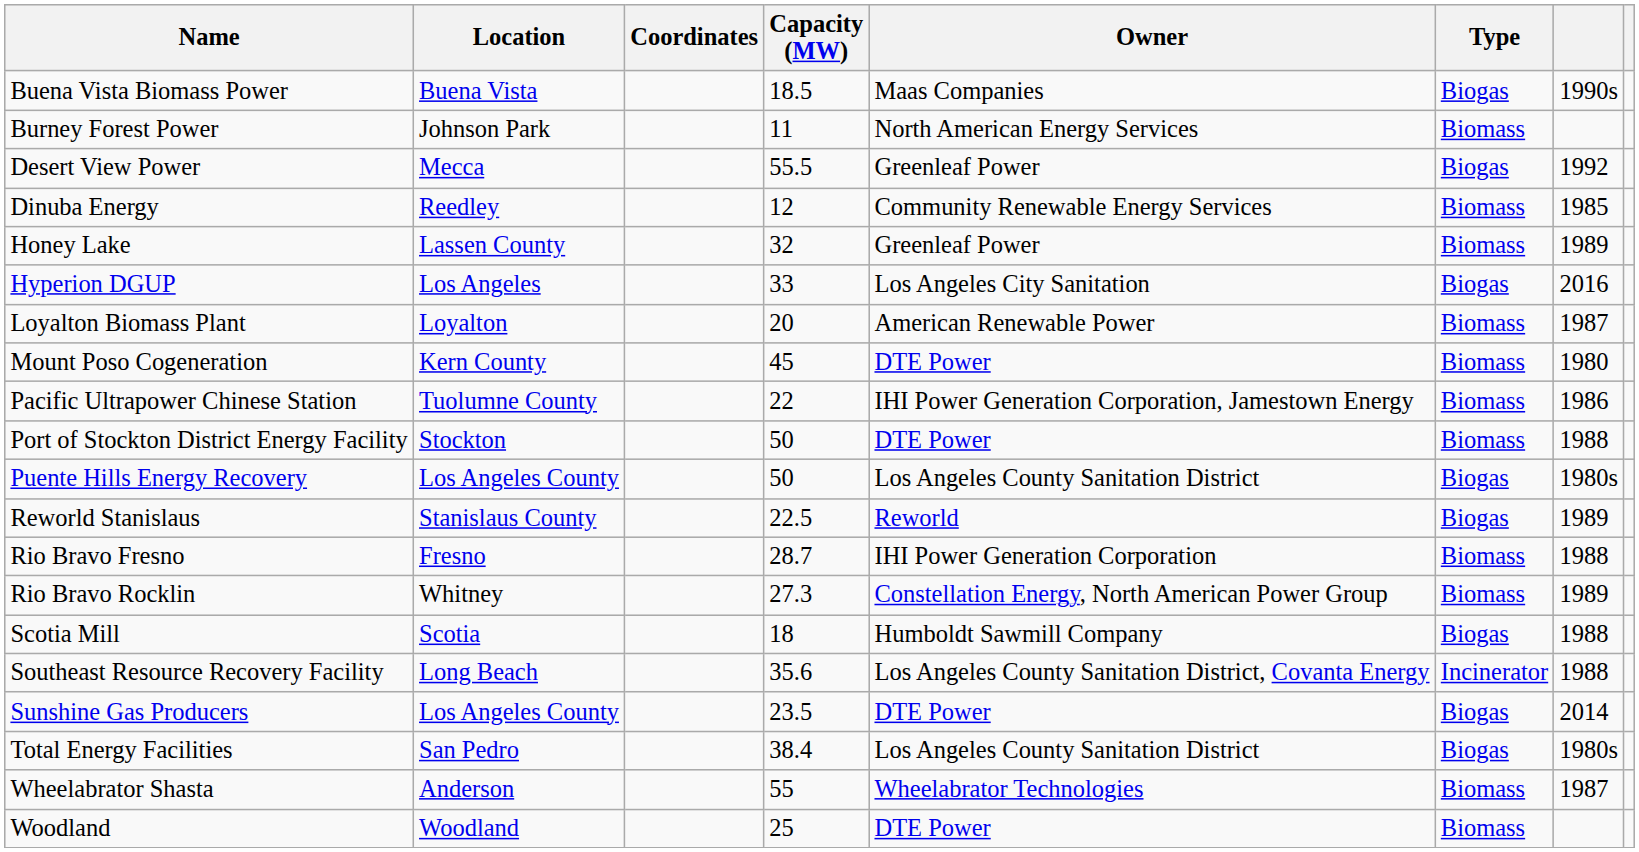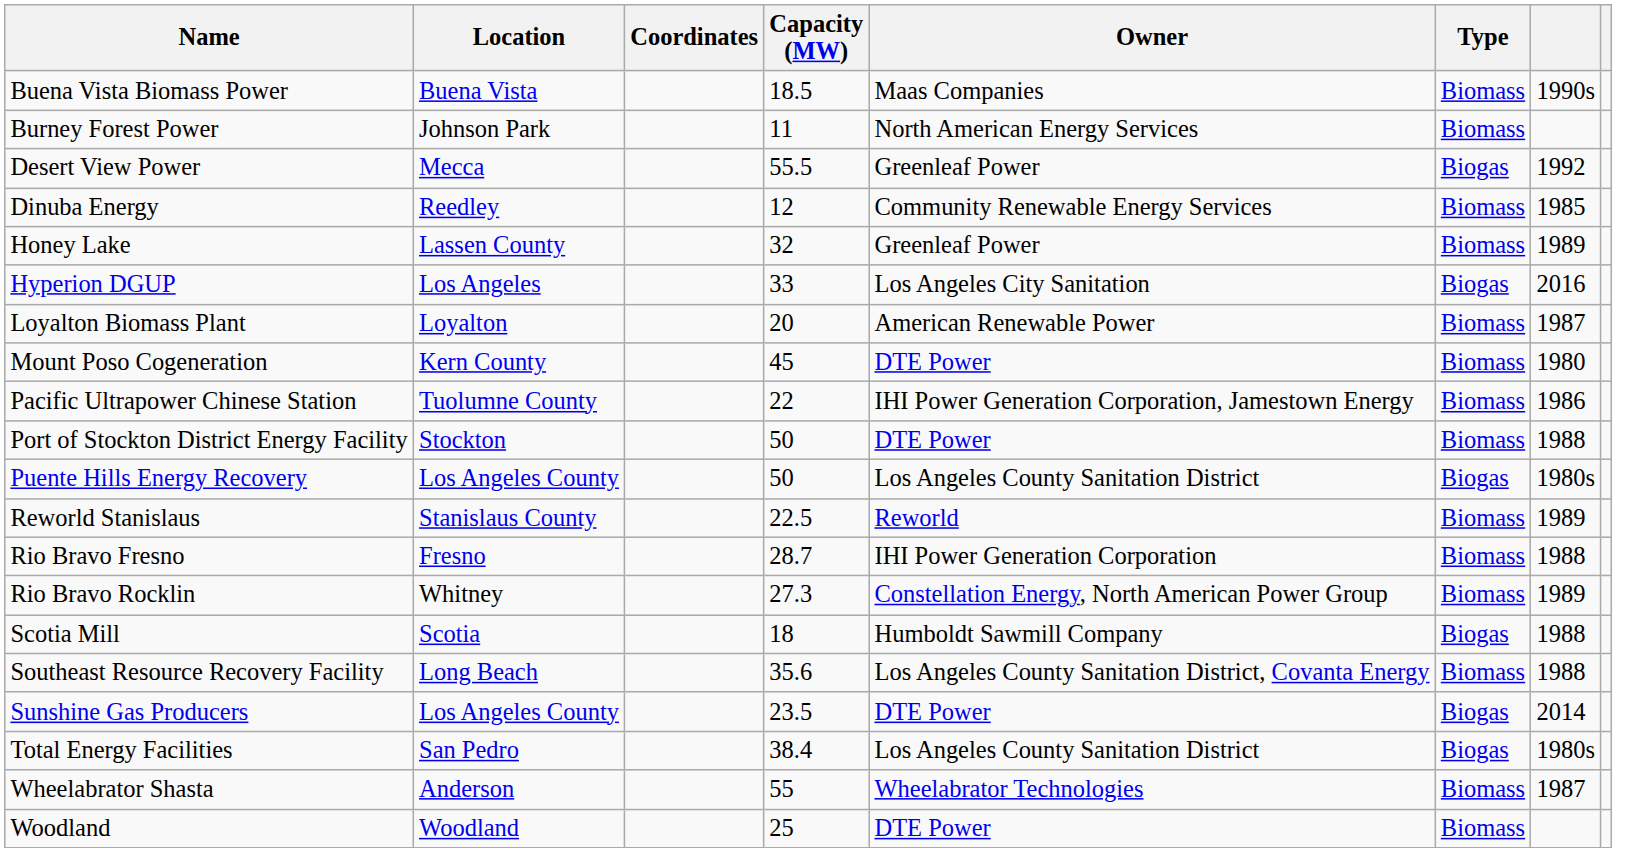(1475, 90) Biogas -> (1483, 90) Biomass
(1475, 517) Biogas -> (1483, 517) Biomass
(1495, 672) Incinerator -> (1483, 672) Biomass
